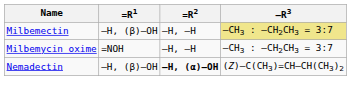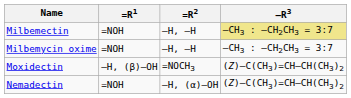(129, 31) –H, (β)–OH -> (112, 31) =NOH
+ row: (35, 67)
(129, 67) –H, (β)–OH -> (112, 84) =NOH
(190, 67) bold -> (190, 84) normal
